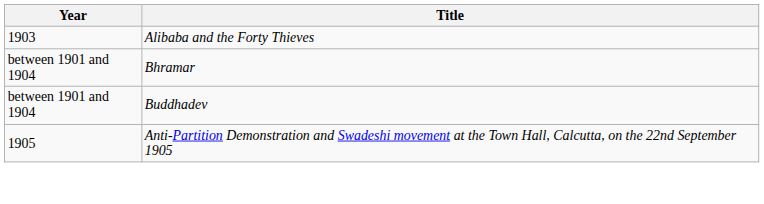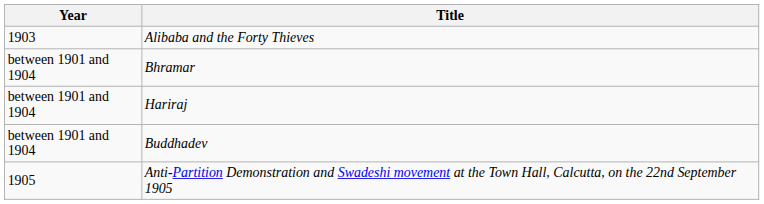+ row: (166, 105)
